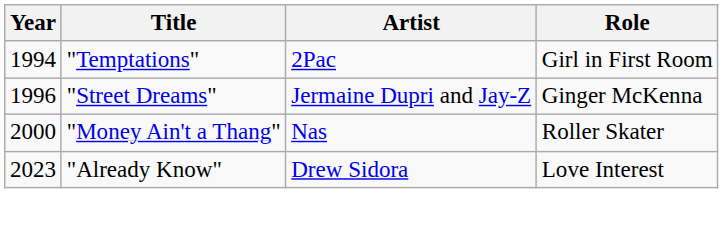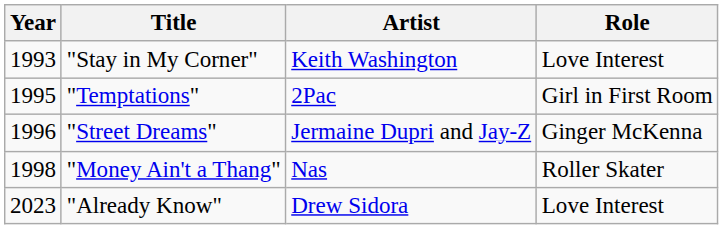+ row: (162, 59)
(33, 59) 1994 -> (33, 95) 1995
(33, 132) 2000 -> (33, 168) 1998
